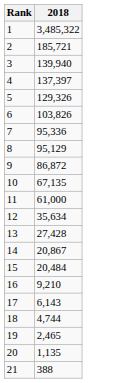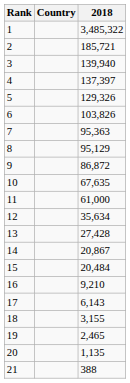+ column: (56, 13)
(52, 132) 95,336 -> (95, 132) 95,363
(52, 183) 67,135 -> (95, 183) 67,635
(49, 319) 4,744 -> (92, 319) 3,155
